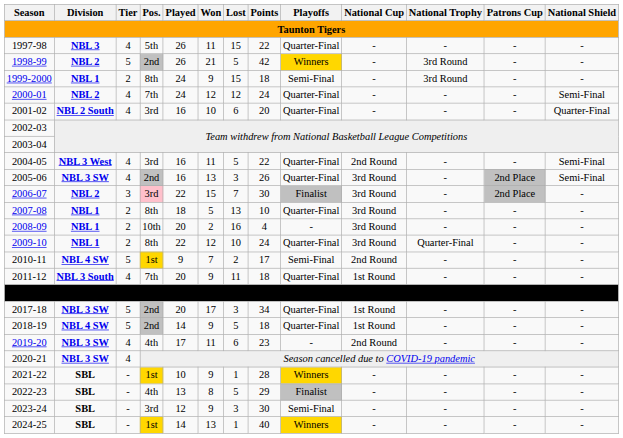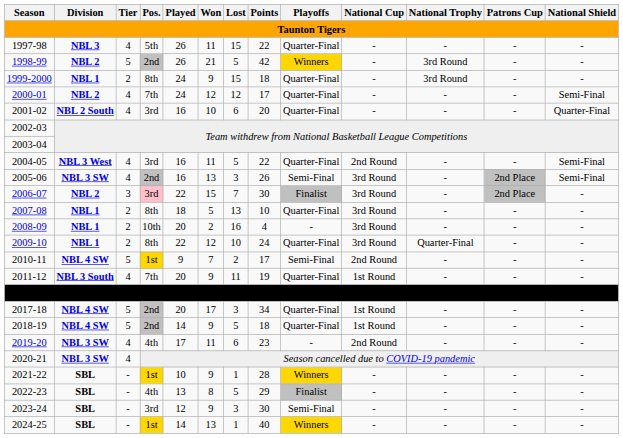(311, 78) Semi-Final -> (311, 78) Quarter-Final
(264, 95) 24 -> (264, 95) 17
(311, 177) Quarter-Final -> (311, 177) Semi-Final
(264, 276) 18 -> (264, 276) 19
(85, 309) NBL 3 SW -> (85, 309) NBL 4 SW
